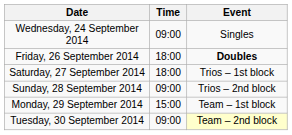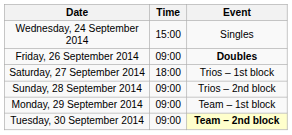(168, 34) 09:00 -> (168, 34) 15:00
(168, 56) 18:00 -> (168, 56) 09:00
(168, 105) 15:00 -> (168, 105) 09:00
(237, 121) normal -> (237, 121) bold
